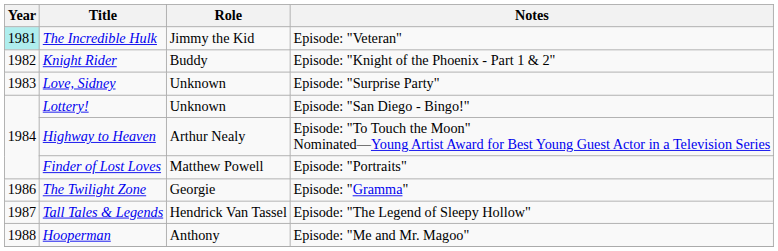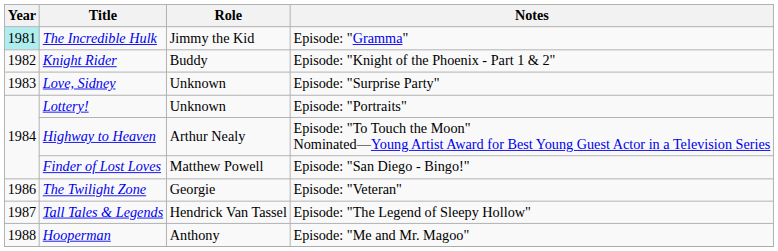(348, 38) Episode: "Veteran" -> (351, 38) Episode: "Gramma"
(382, 106) Episode: "San Diego - Bingo!" -> (350, 106) Episode: "Portraits"
(350, 167) Episode: "Portraits" -> (382, 167) Episode: "San Diego - Bingo!"
(351, 189) Episode: "Gramma" -> (348, 189) Episode: "Veteran"
